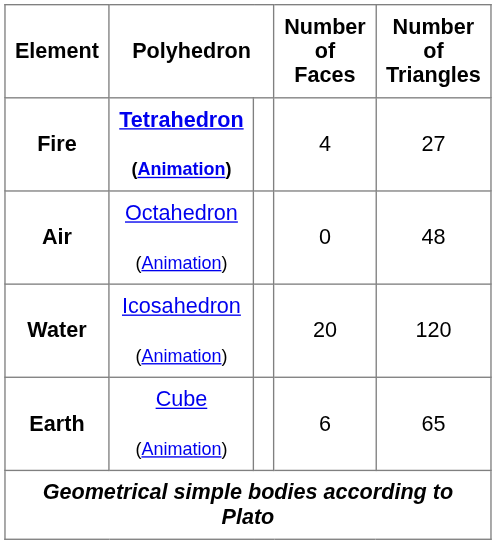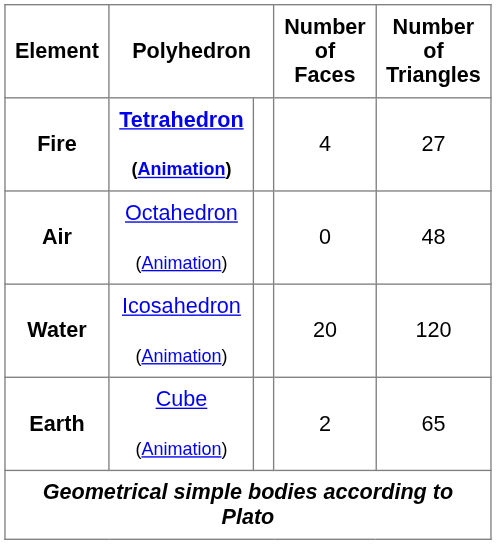(325, 423) 6 -> (325, 423) 2
